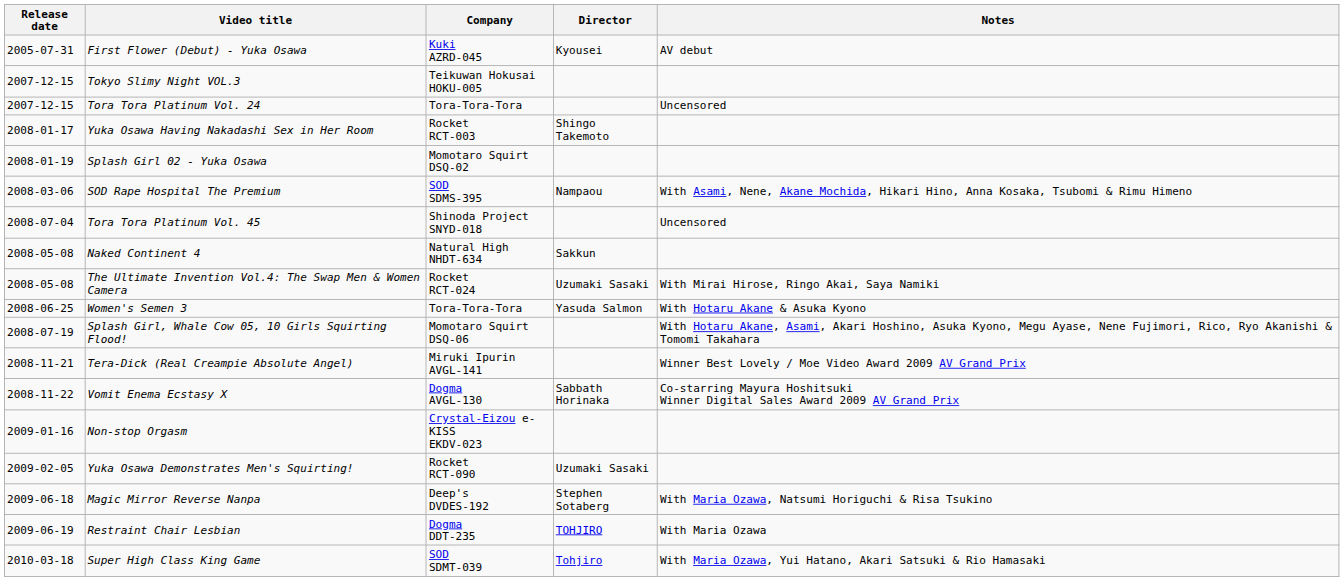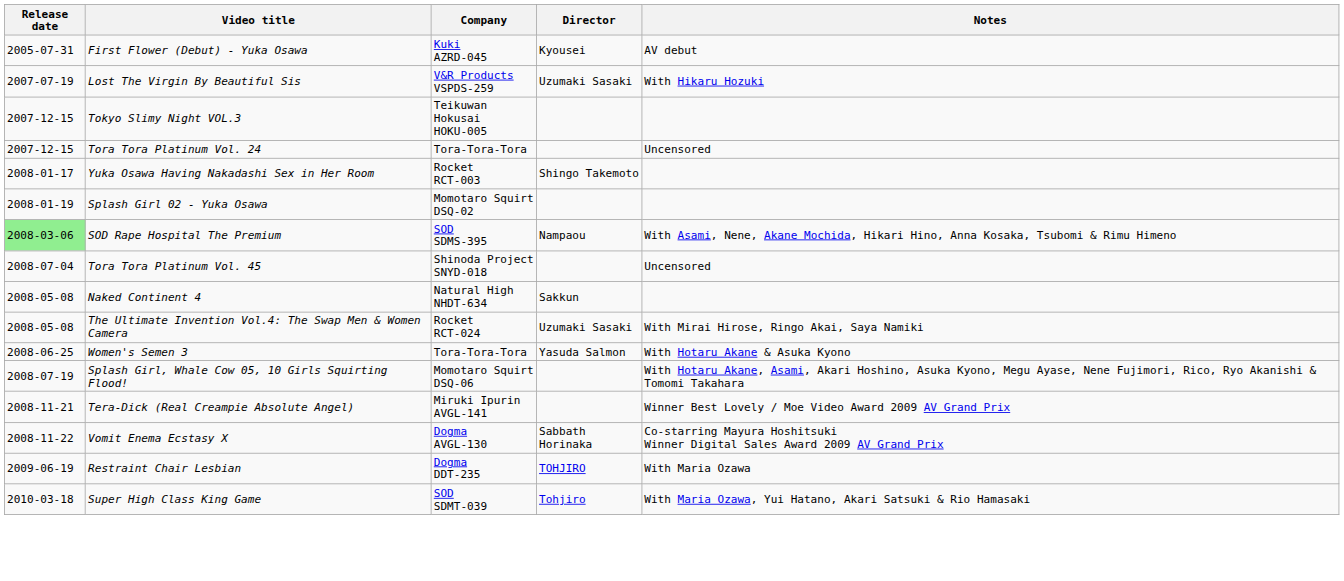+ row: (195, 81)
(40, 192) no background -> (40, 235) lightgreen background
- row: (137, 431)
- row: (220, 468)
- row: (174, 499)
